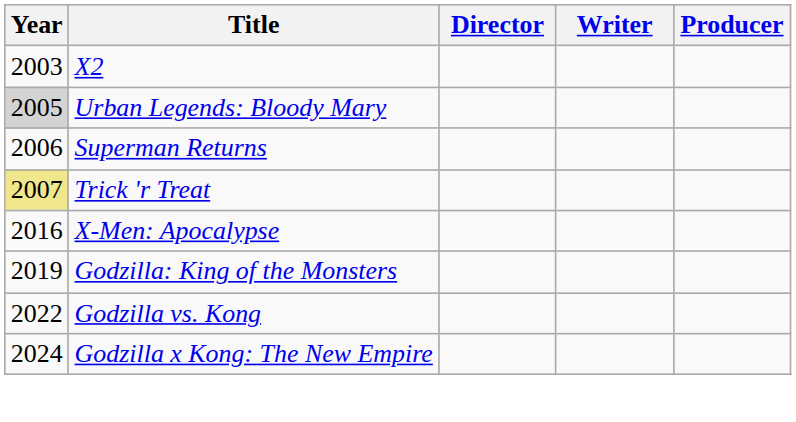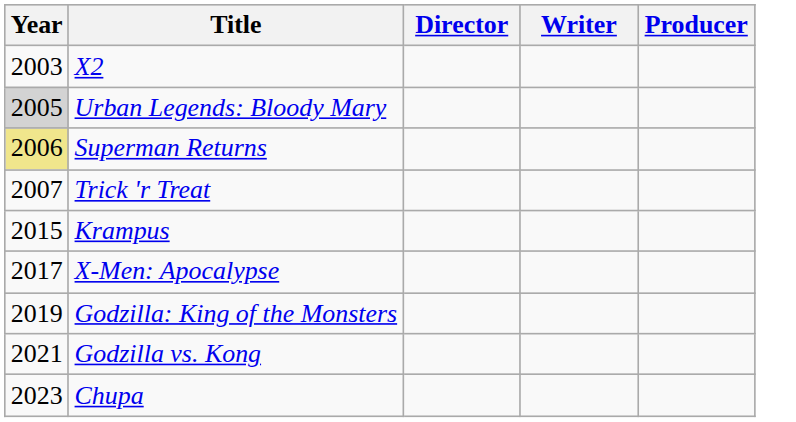(37, 148) no background -> (37, 148) khaki background
(37, 189) khaki background -> (37, 189) no background
+ row: (122, 230)
(37, 230) 2016 -> (37, 271) 2017
(37, 312) 2022 -> (37, 353) 2021
+ row: (109, 395)
- row: (254, 353)
